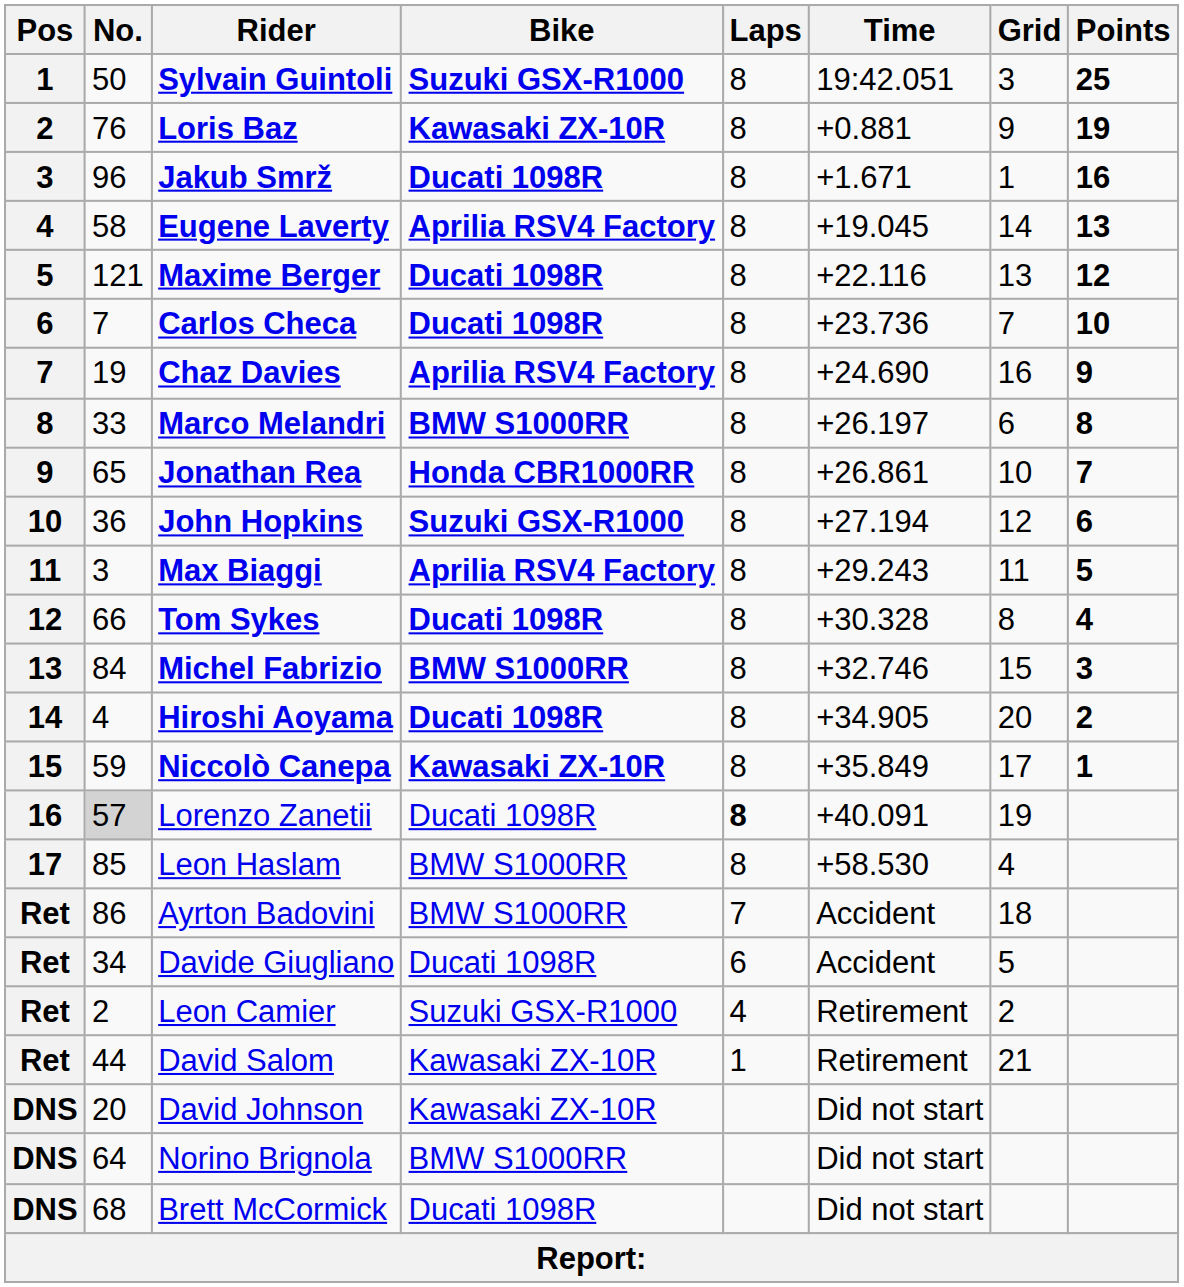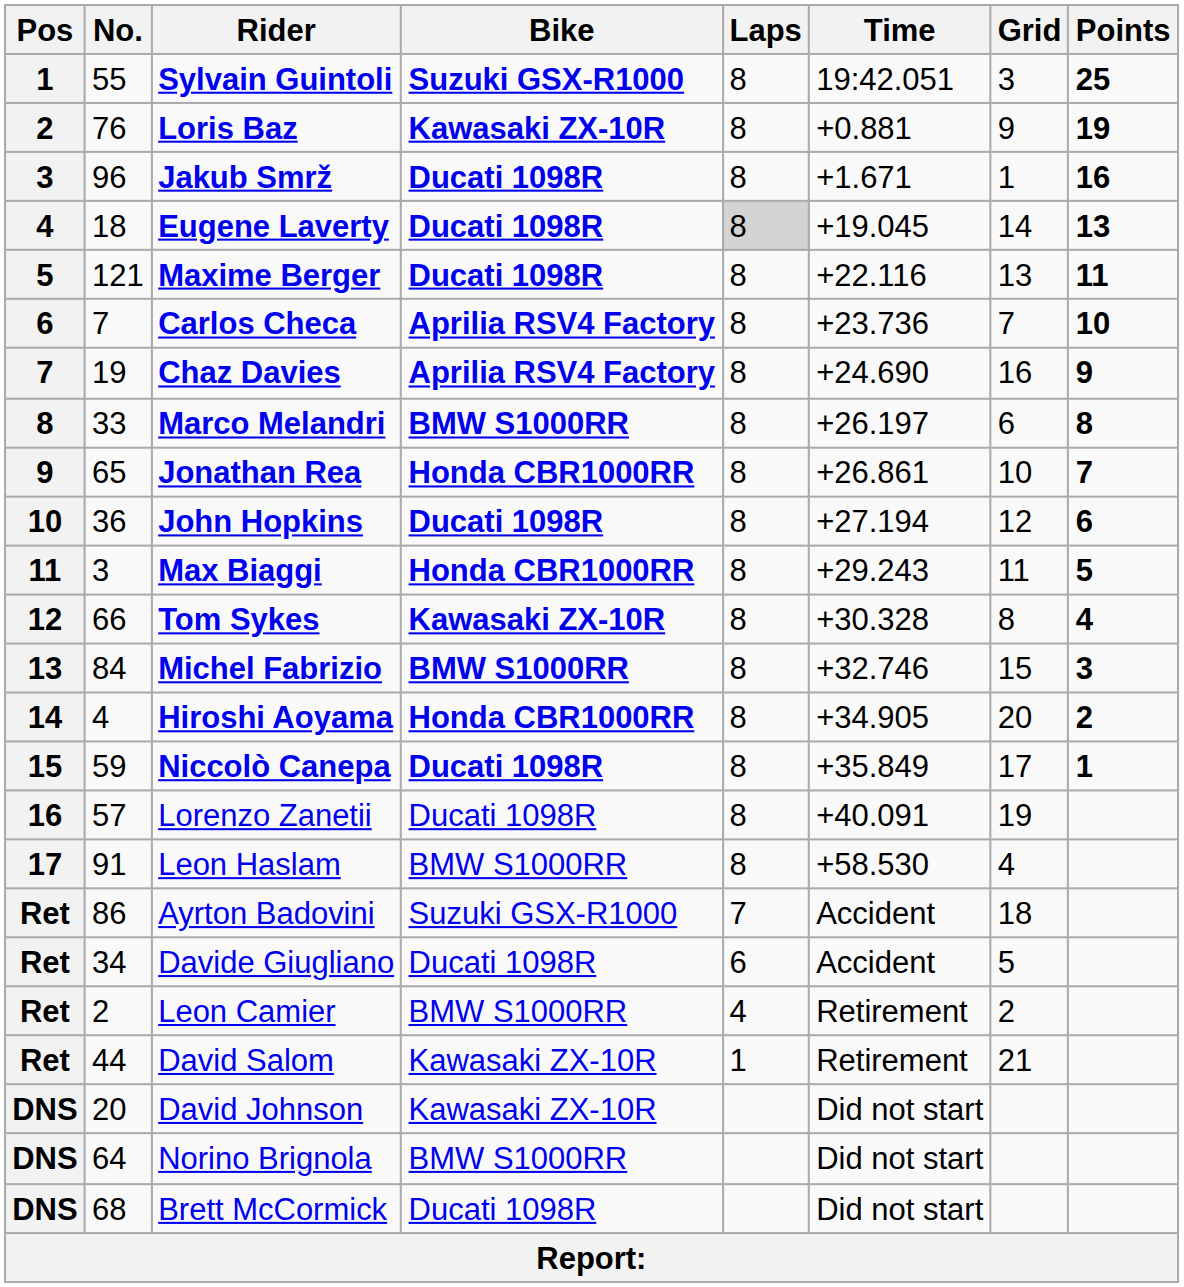(109, 79) 50 -> (109, 79) 55
(109, 226) 58 -> (109, 226) 18
(562, 226) Aprilia RSV4 Factory -> (506, 226) Ducati 1098R
(738, 226) no background -> (738, 226) lightgrey background
(1093, 275) 12 -> (1092, 275) 11
(506, 324) Ducati 1098R -> (562, 324) Aprilia RSV4 Factory
(546, 521) Suzuki GSX-R1000 -> (506, 521) Ducati 1098R
(562, 570) Aprilia RSV4 Factory -> (551, 570) Honda CBR1000RR
(506, 619) Ducati 1098R -> (537, 619) Kawasaki ZX-10R
(506, 717) Ducati 1098R -> (551, 717) Honda CBR1000RR
(537, 766) Kawasaki ZX-10R -> (506, 766) Ducati 1098R
(109, 815) lightgrey background -> (109, 815) no background
(738, 815) bold -> (738, 815) normal
(109, 864) 85 -> (109, 864) 91
(518, 913) BMW S1000RR -> (543, 913) Suzuki GSX-R1000
(543, 1012) Suzuki GSX-R1000 -> (518, 1012) BMW S1000RR
